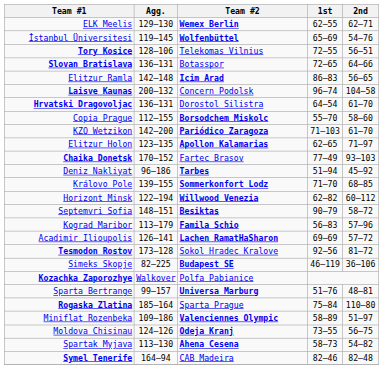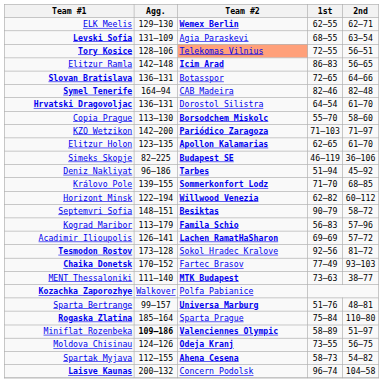+ row: (103, 38)
- row: (80, 38)
(221, 51) no background -> (221, 51) lightsalmon background
rows swapped: (100, 78) <-> (90, 64)
rows swapped: (100, 91) <-> (98, 358)
(156, 118) 112–155 -> (156, 118) 113–130
(361, 131) 61–70 -> (361, 131) 71–97
(361, 144) 71–97 -> (361, 144) 61–70
rows swapped: (98, 158) <-> (100, 265)
+ row: (90, 278)
(156, 318) normal -> (156, 331) bold
(156, 345) 113–130 -> (156, 358) 112–155
